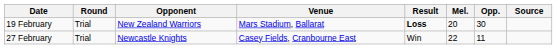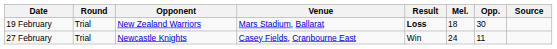(453, 24) 20 -> (453, 24) 18
(453, 37) 22 -> (453, 37) 24
